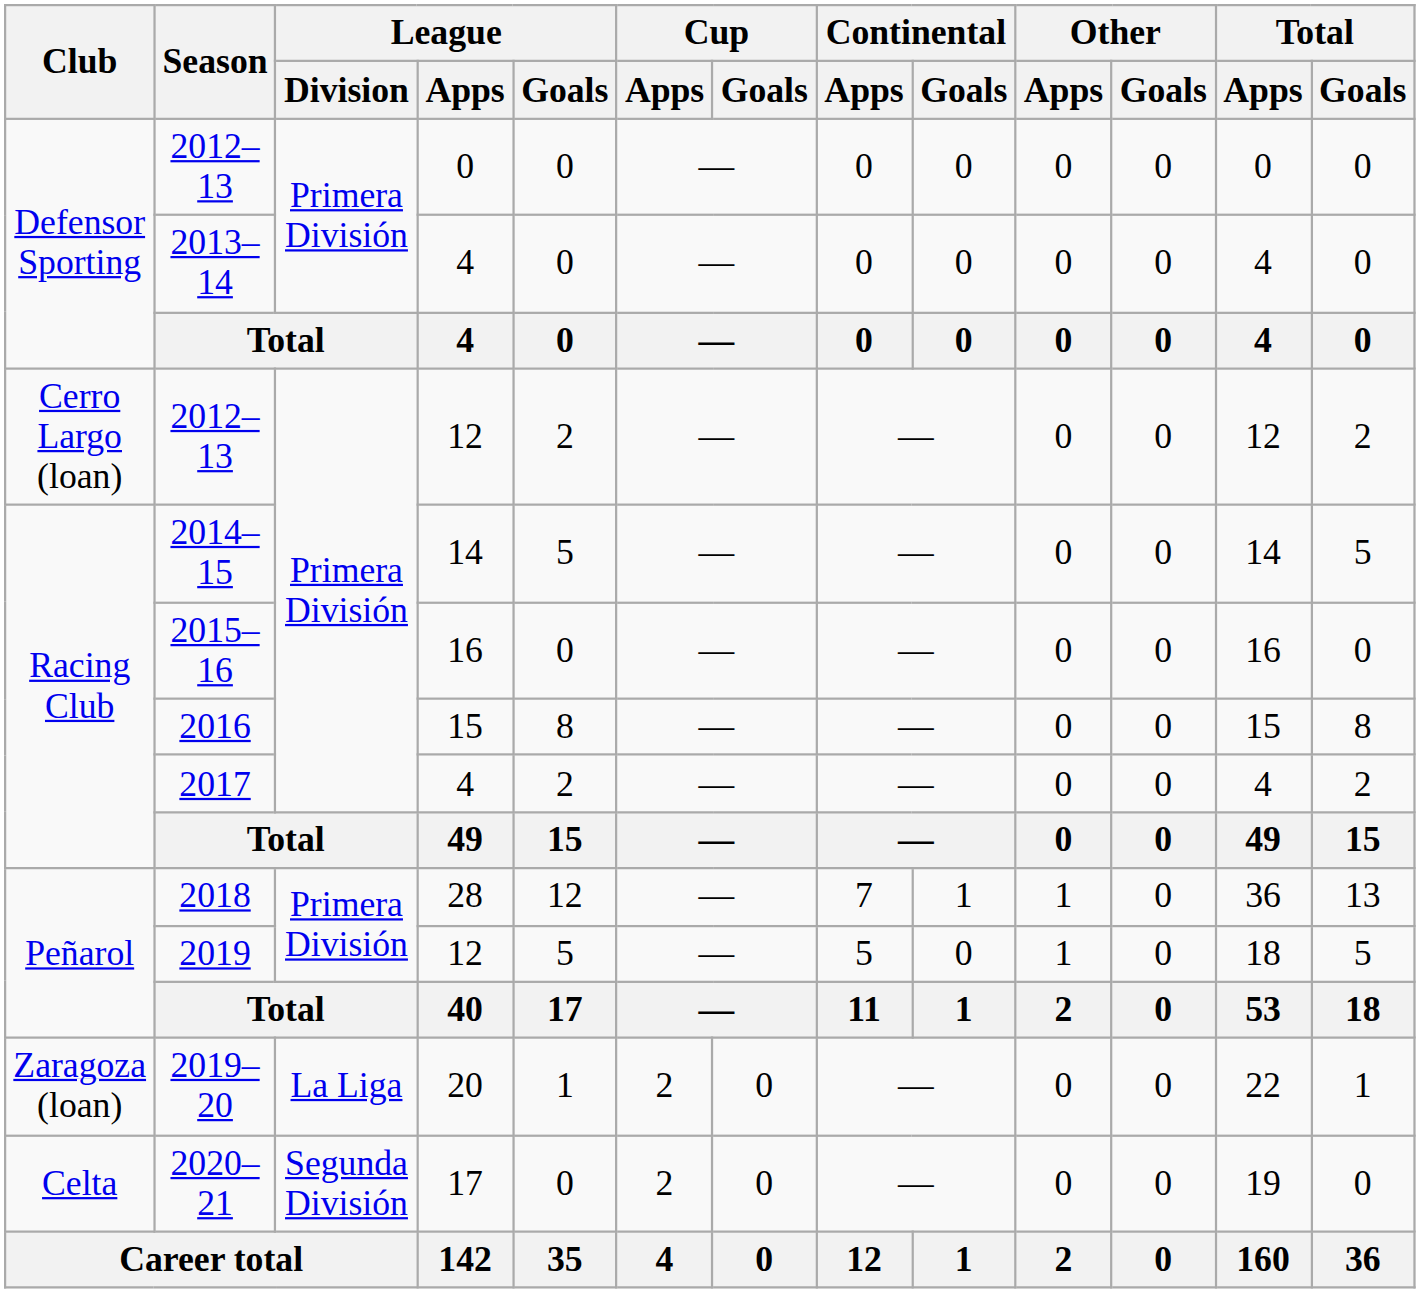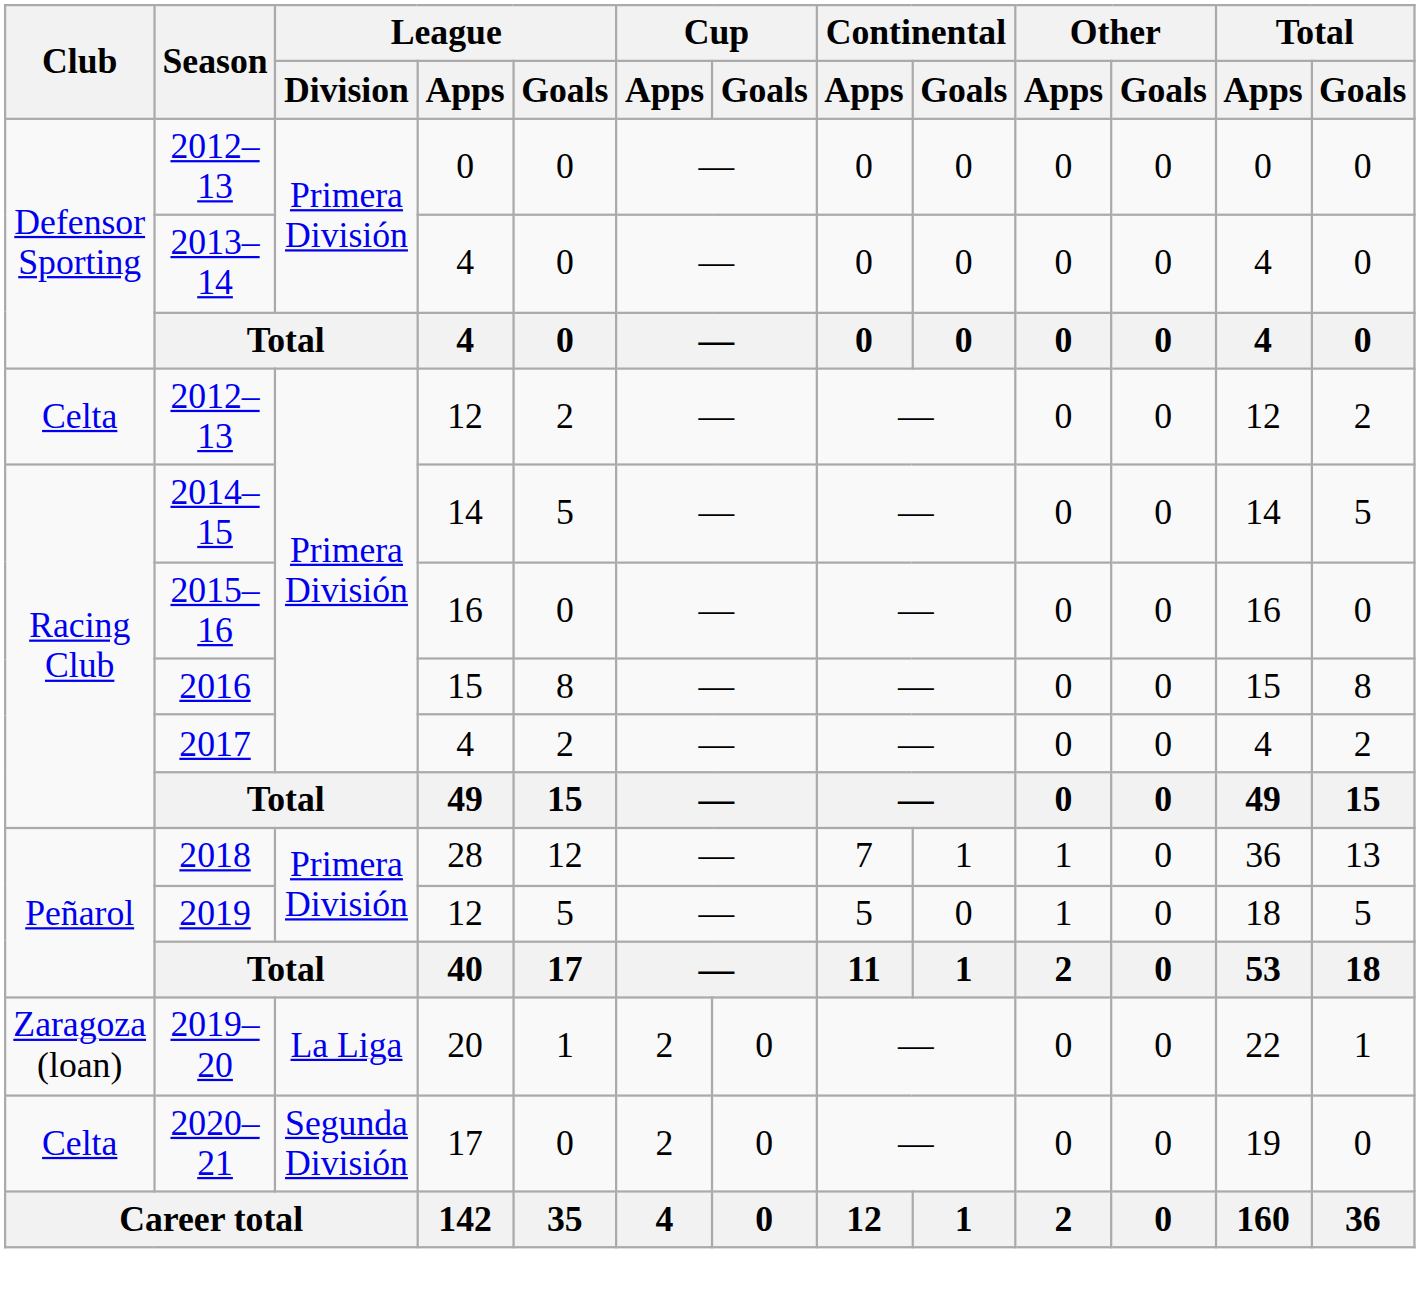(80, 436) Cerro Largo (loan) -> (80, 416) Celta
